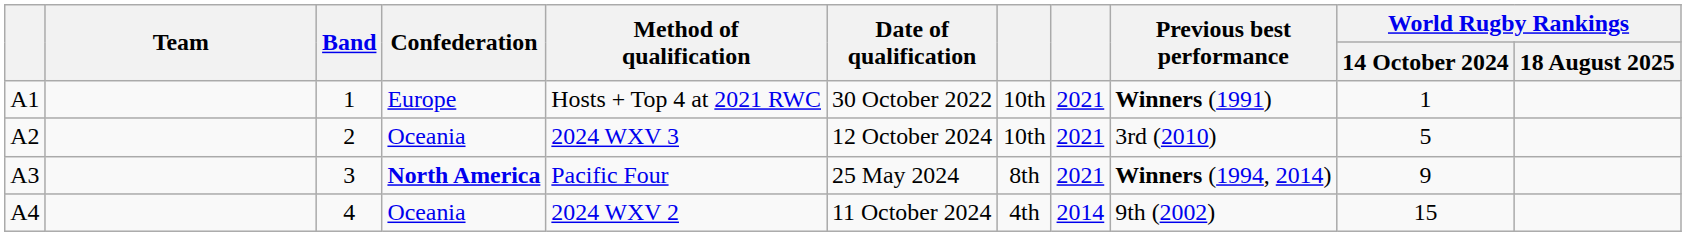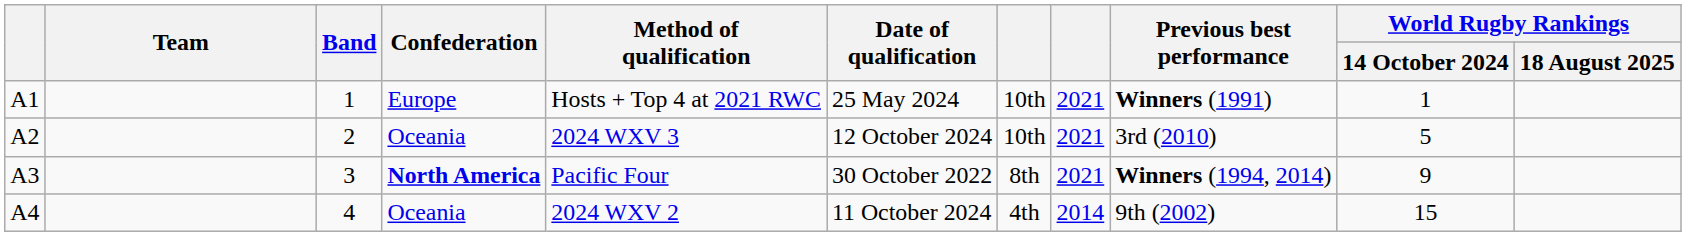(912, 99) 30 October 2022 -> (896, 99) 25 May 2024
(896, 174) 25 May 2024 -> (912, 174) 30 October 2022
